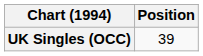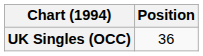(166, 39) 39 -> (166, 39) 36
